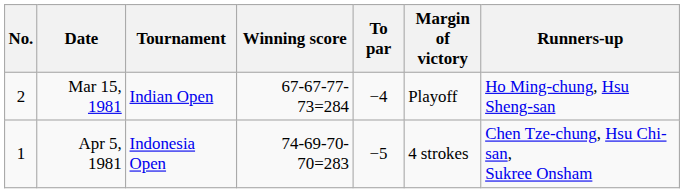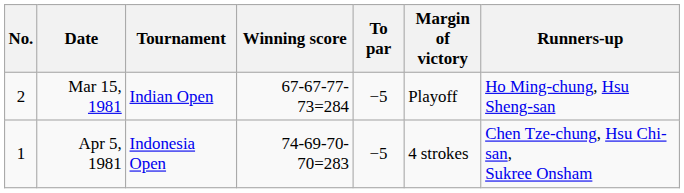(379, 96) −4 -> (379, 96) −5
